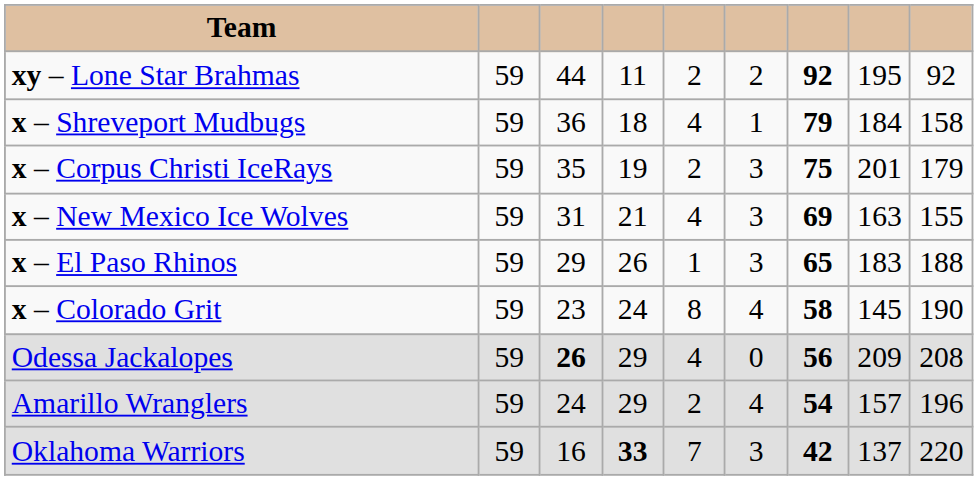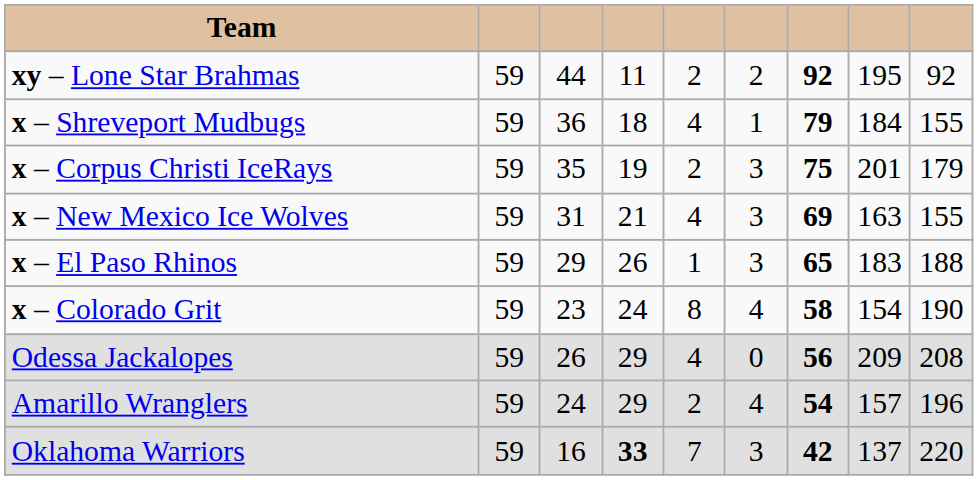(941, 121) 158 -> (941, 121) 155
(880, 309) 145 -> (880, 309) 154
(571, 356) bold -> (571, 356) normal
